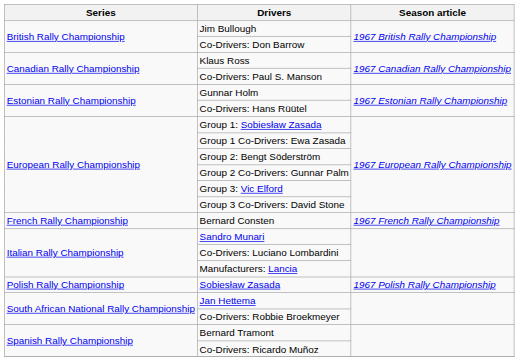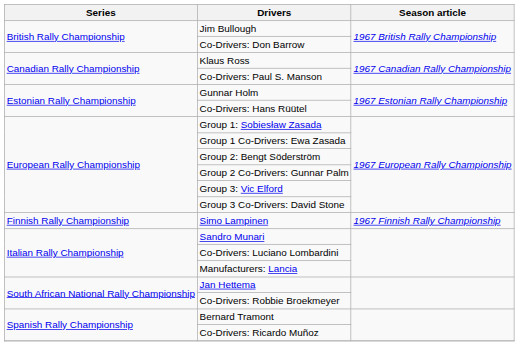+ row: (234, 221)
- row: (237, 221)
- row: (240, 285)
